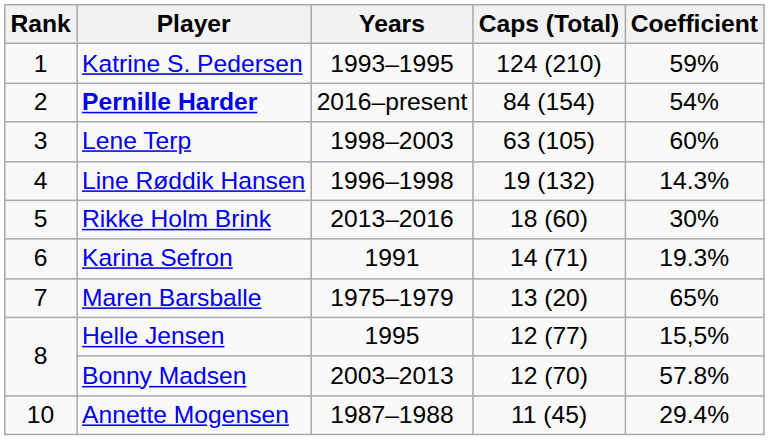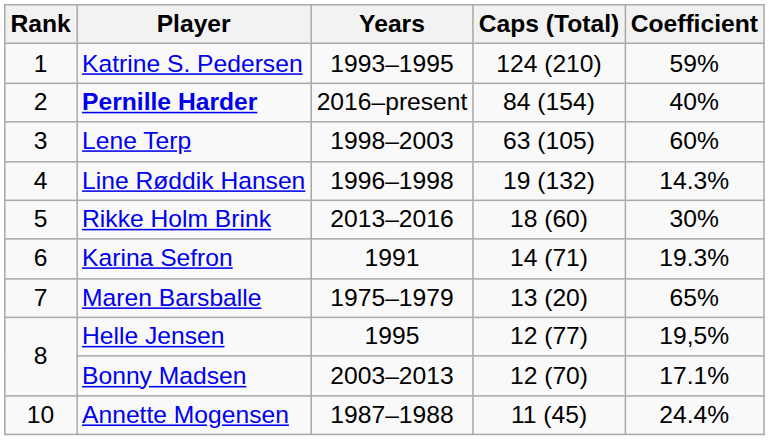(694, 102) 54% -> (694, 102) 40%
(694, 336) 15,5% -> (694, 336) 19,5%
(694, 375) 57.8% -> (694, 375) 17.1%
(694, 414) 29.4% -> (694, 414) 24.4%
